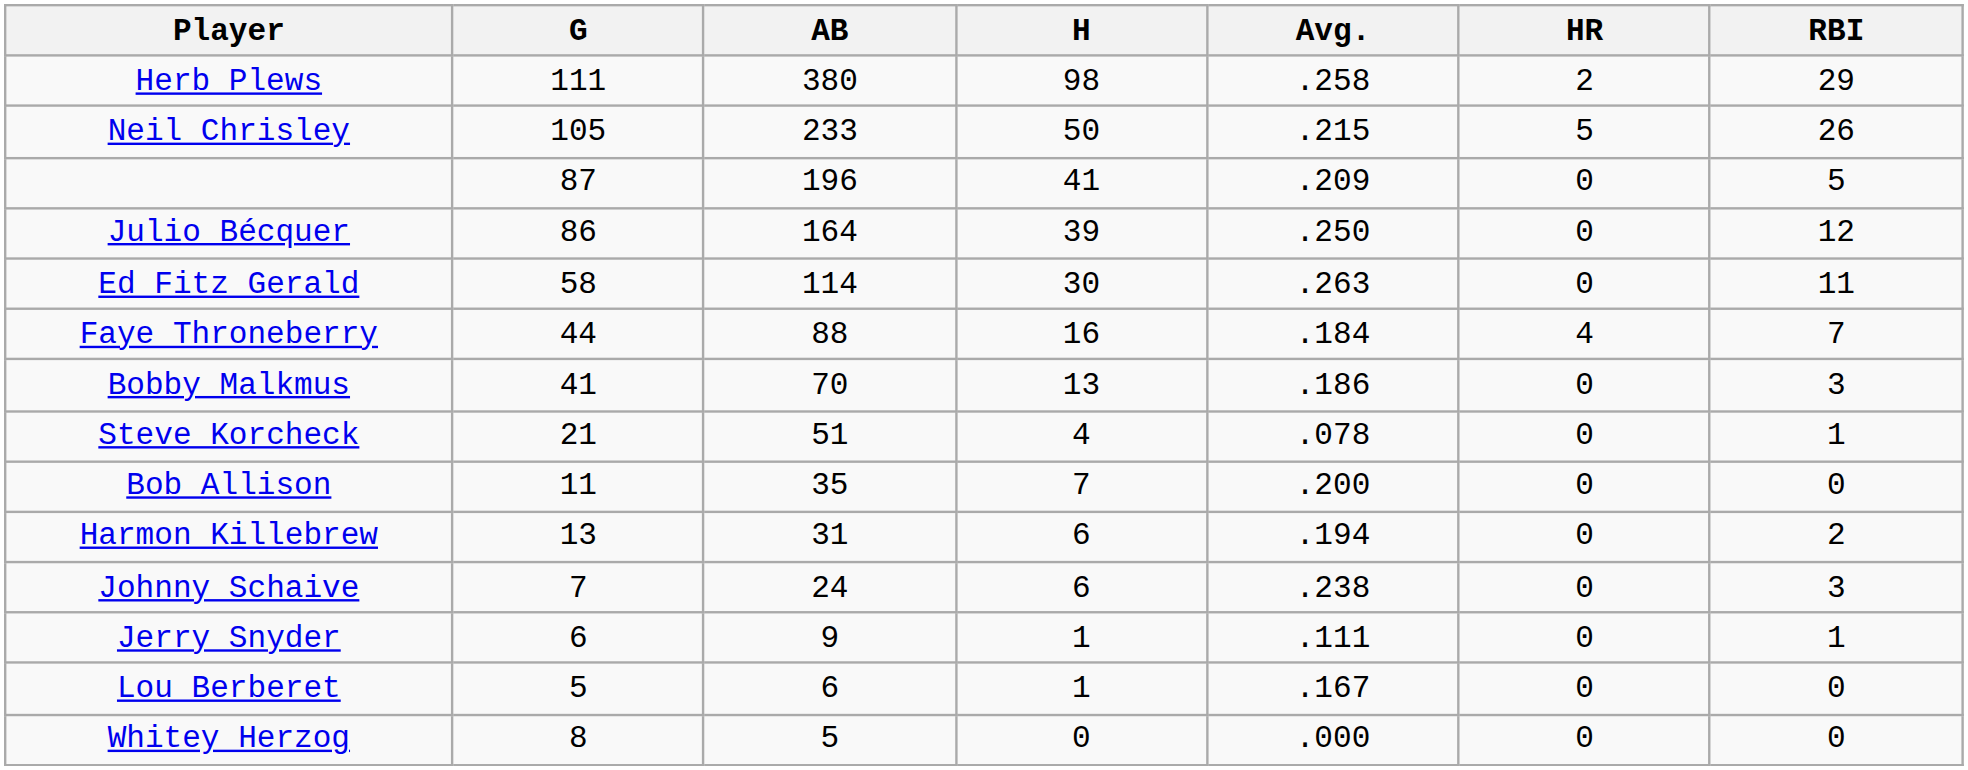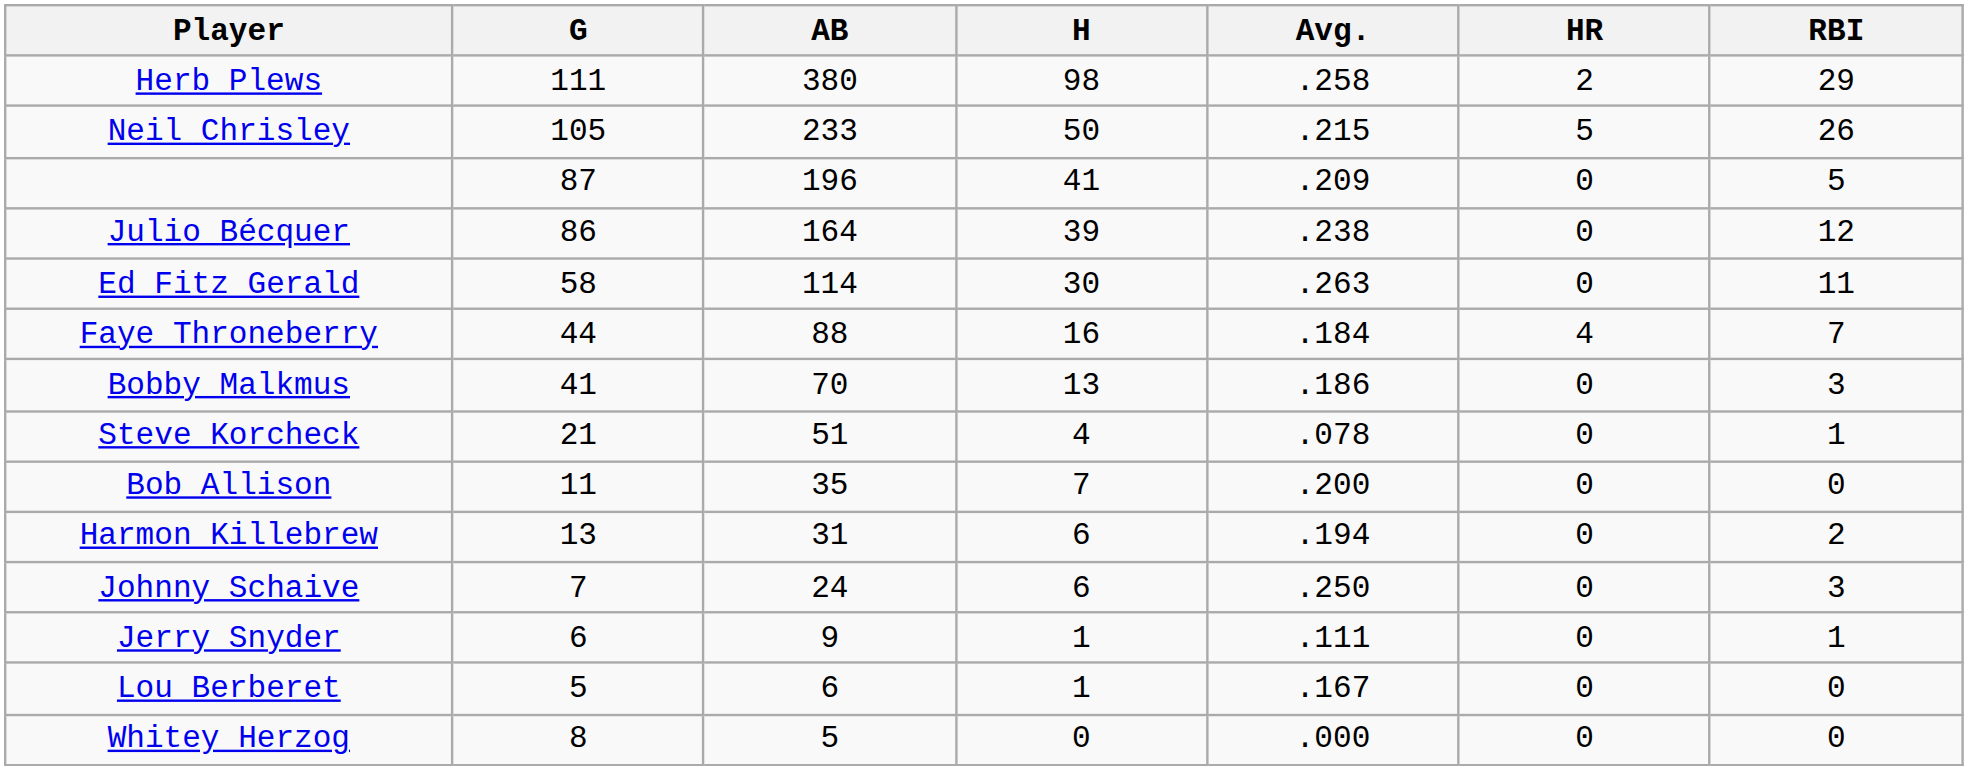(1333, 233) .250 -> (1333, 233) .238
(1333, 588) .238 -> (1333, 588) .250
